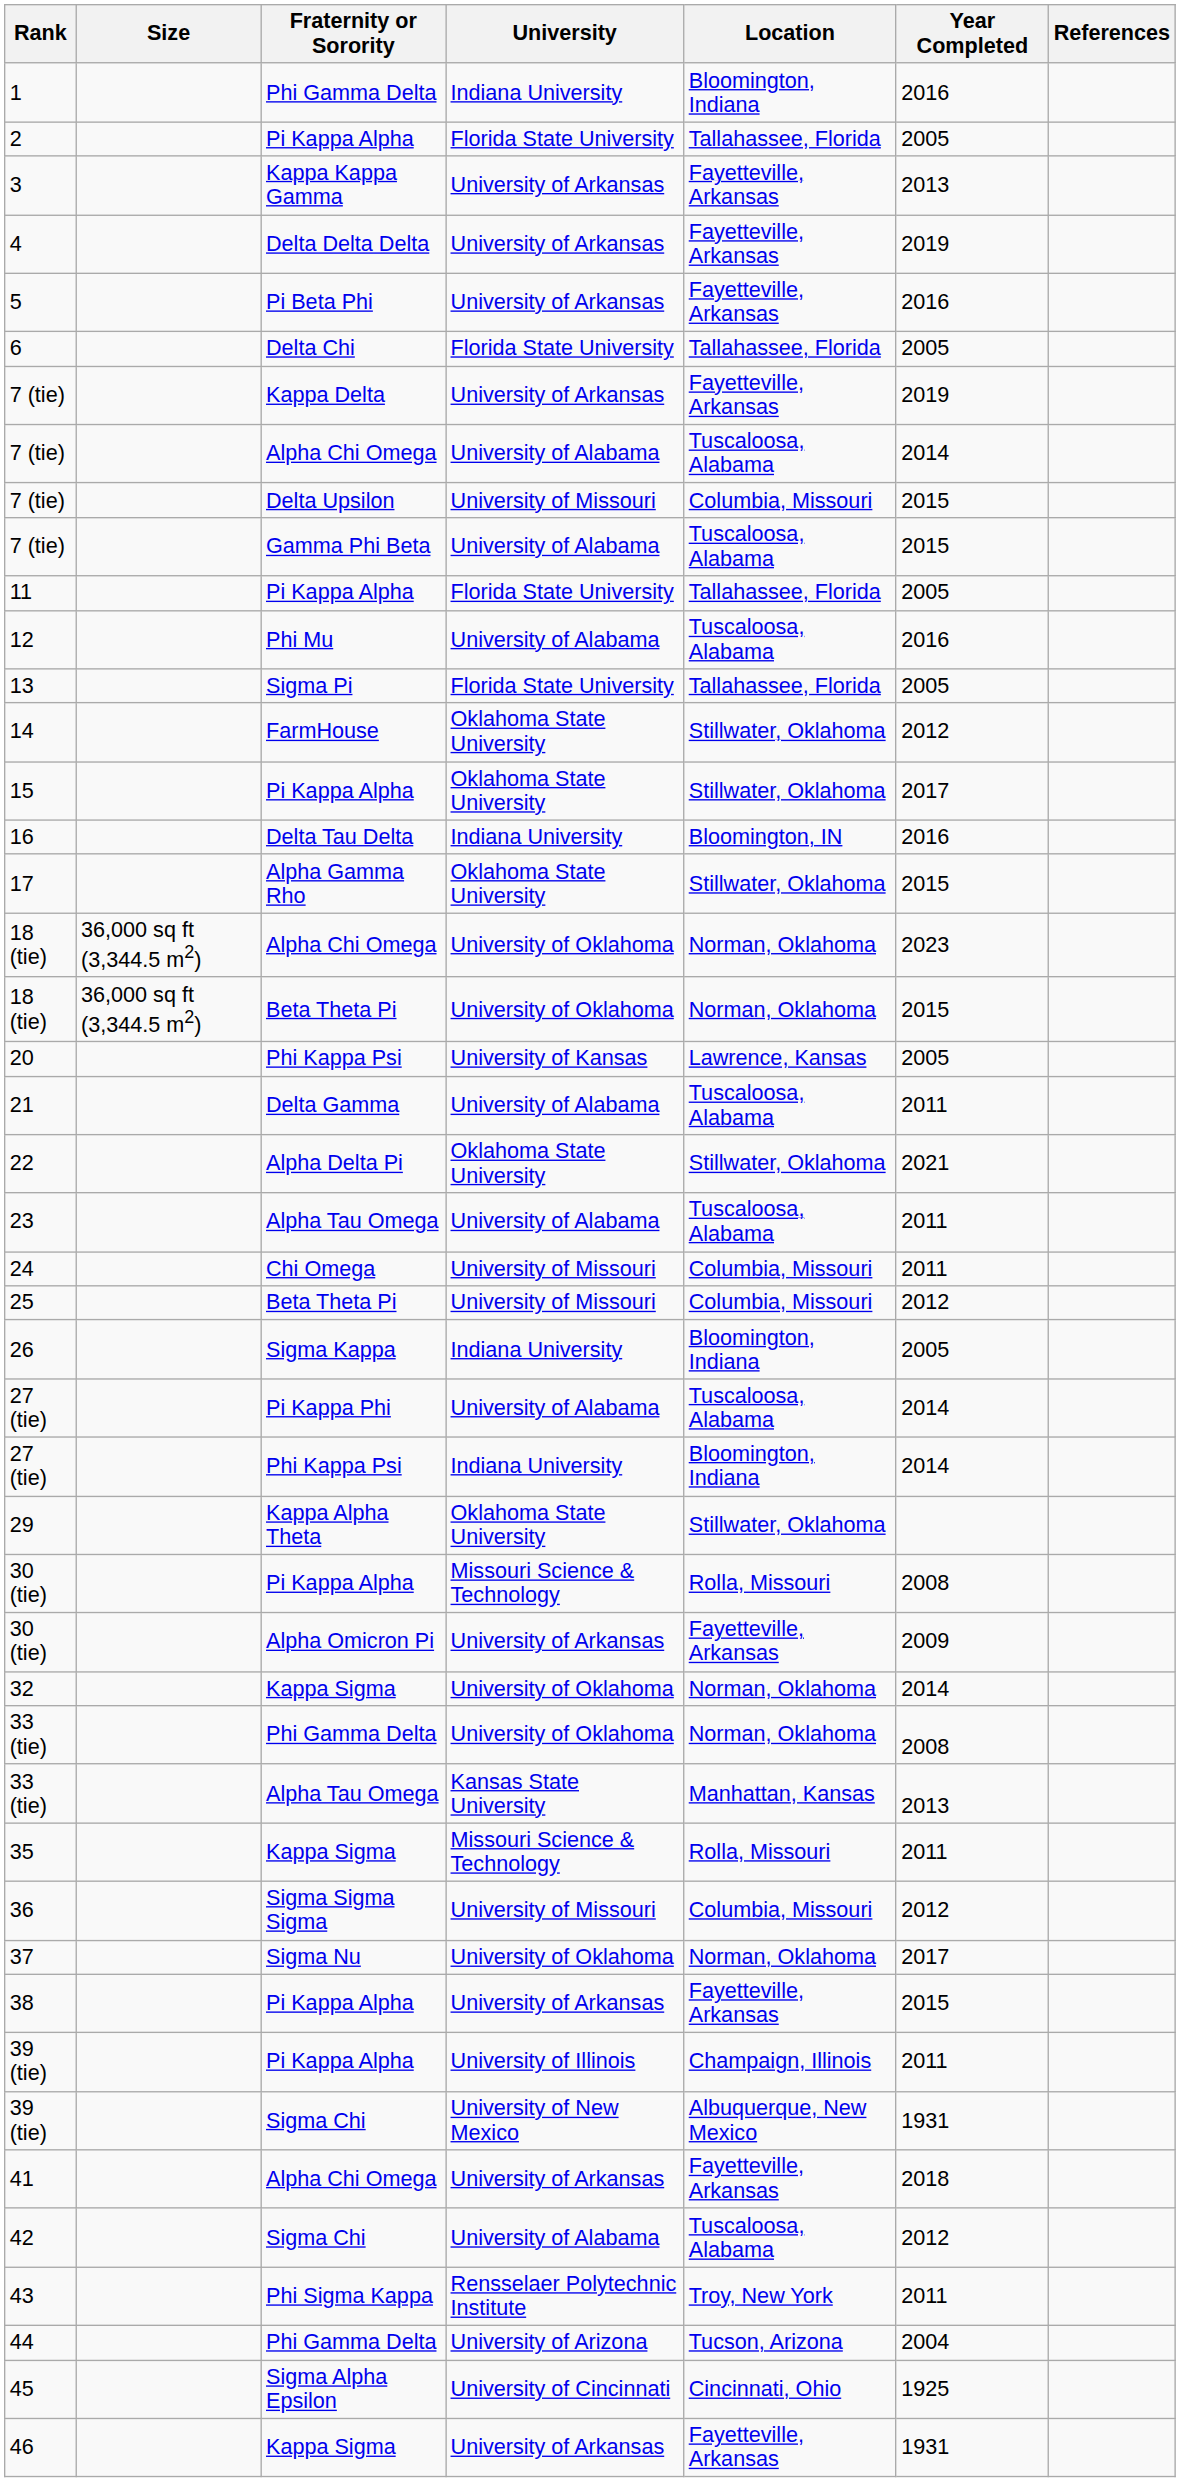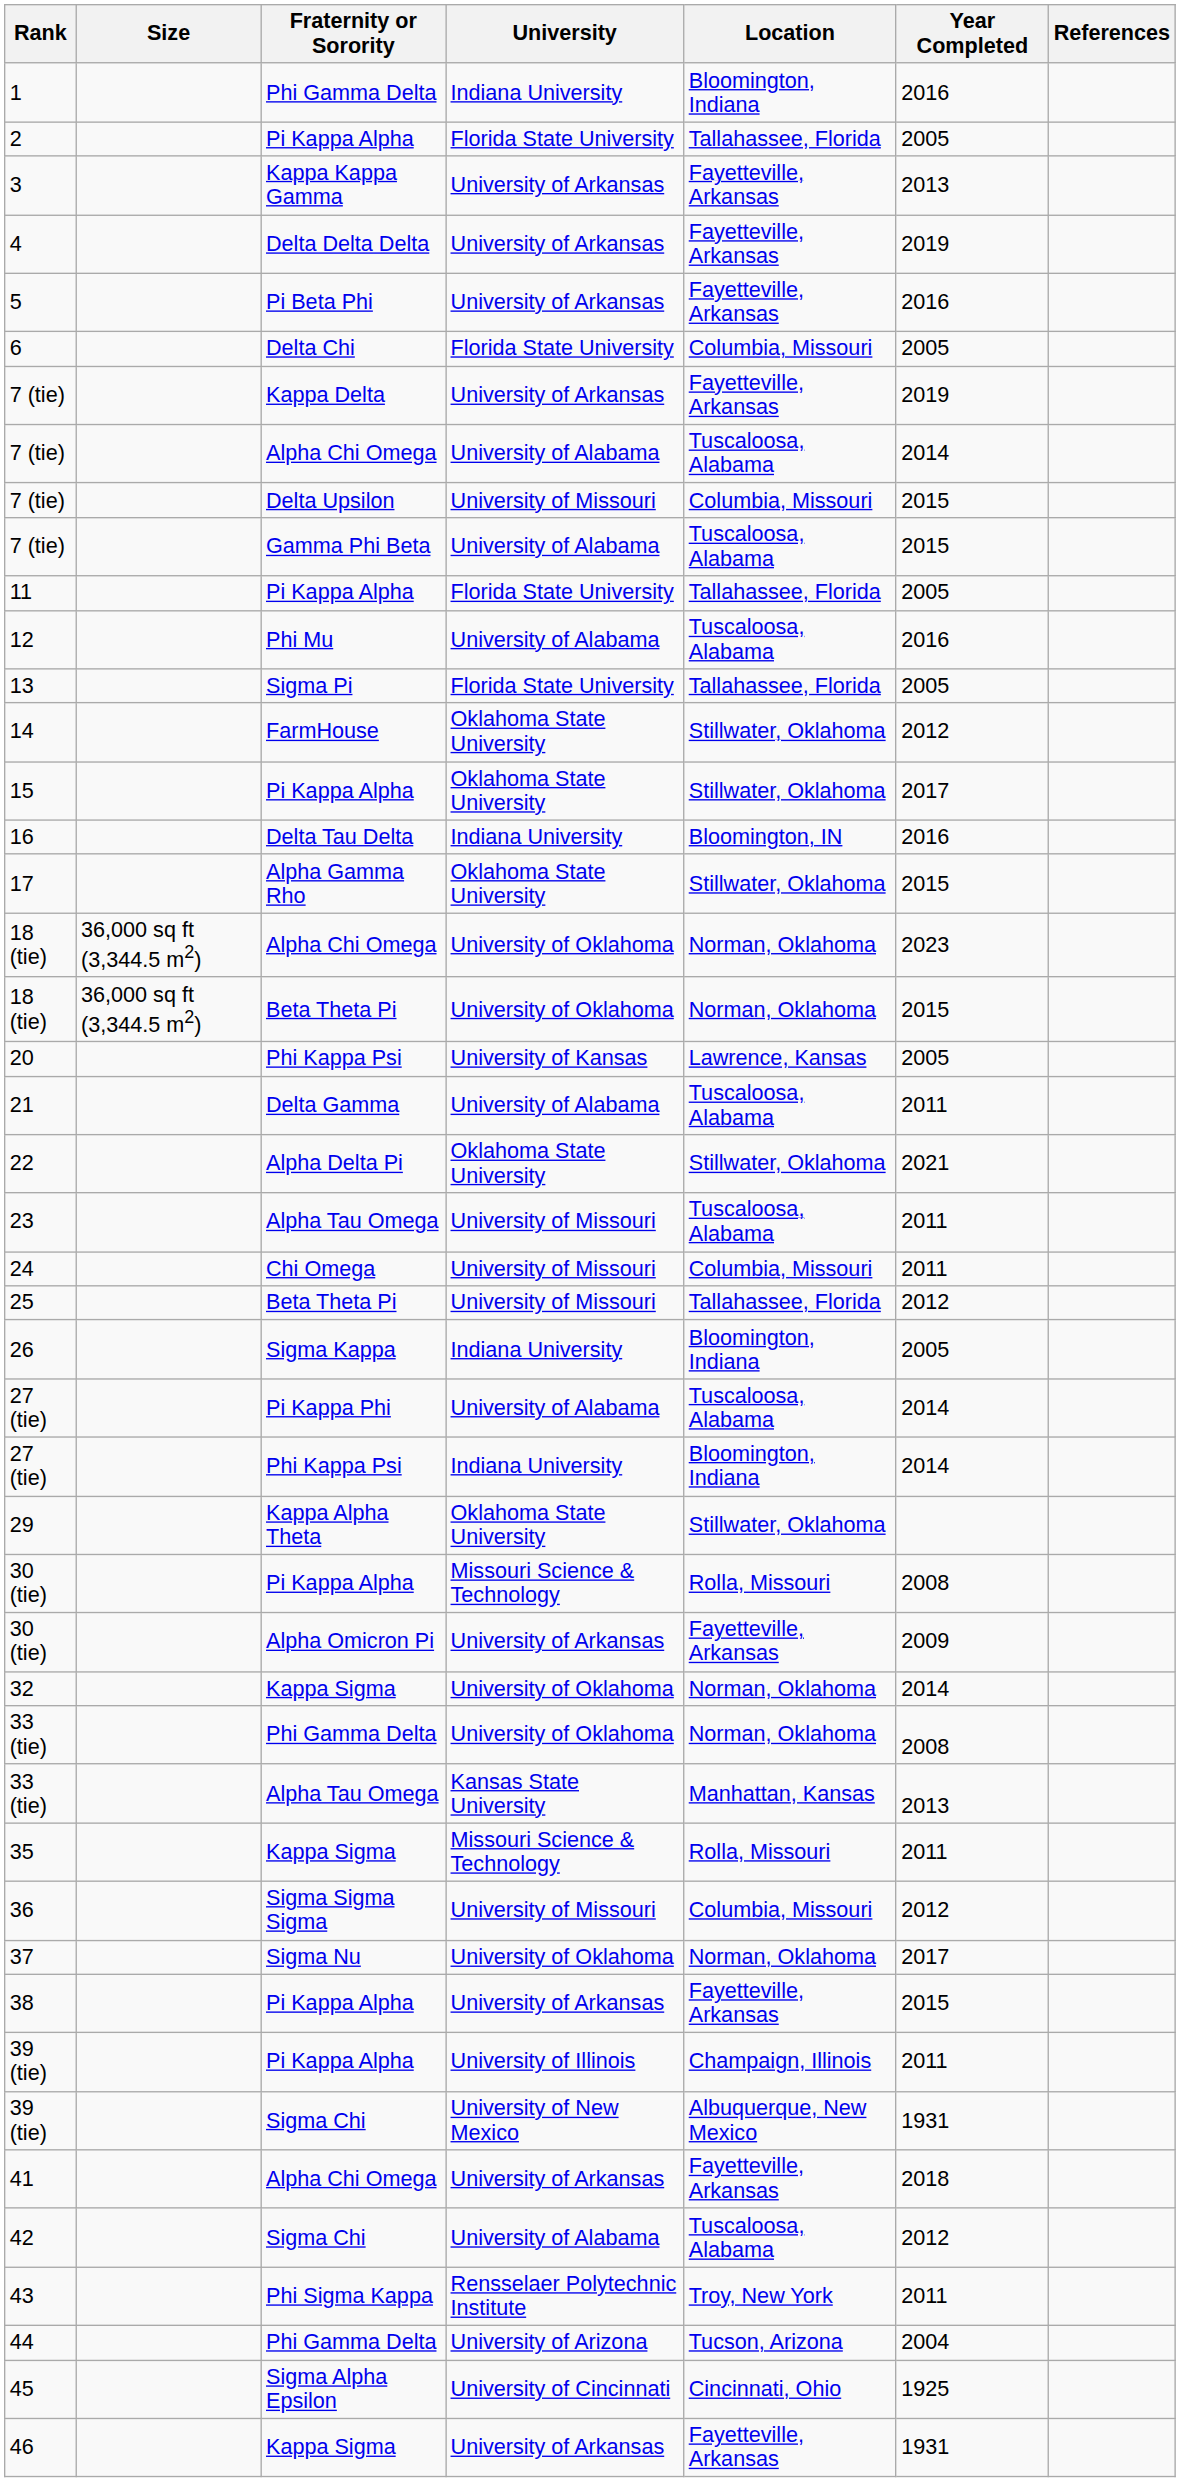(785, 348) Tallahassee, Florida -> (781, 348) Columbia, Missouri
(555, 1222) University of Alabama -> (553, 1222) University of Missouri
(781, 1302) Columbia, Missouri -> (785, 1302) Tallahassee, Florida
